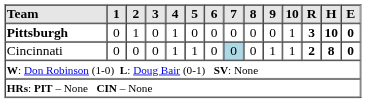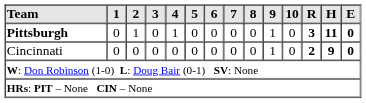(273, 32) 0 -> (273, 32) 1
(292, 32) 1 -> (292, 32) 0
(331, 32) 10 -> (331, 32) 11
(175, 51) 1 -> (175, 51) 0
(195, 51) 1 -> (195, 51) 0
(234, 51) lightblue background -> (234, 51) no background
(292, 51) 1 -> (292, 51) 0
(331, 51) 8 -> (331, 51) 9
